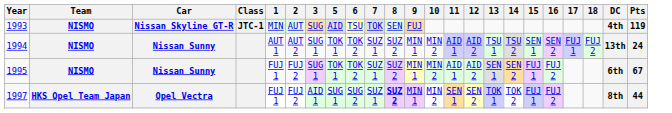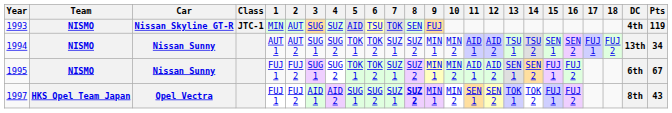+ column: (335, 11)
(638, 46) 24 -> (658, 46) 34
(638, 95) 44 -> (658, 95) 43
